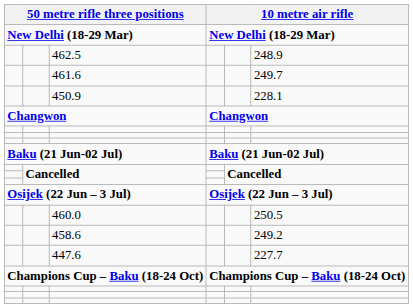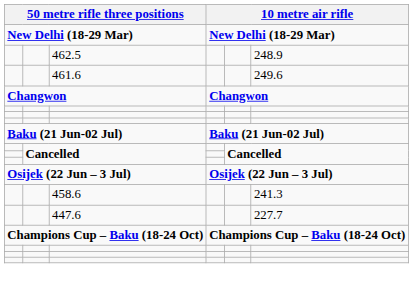(268, 75) 249.7 -> (268, 75) 249.6
- row: (36, 96)
- row: (36, 215)
(268, 235) 249.2 -> (268, 194) 241.3
